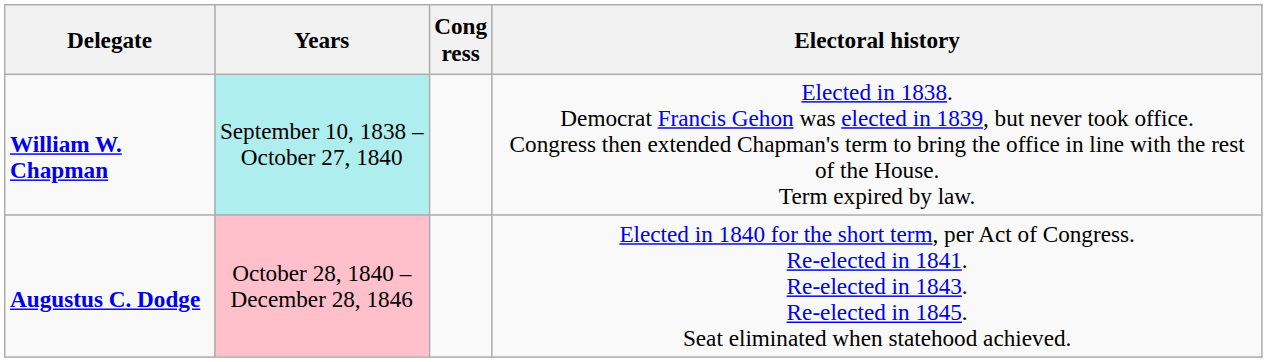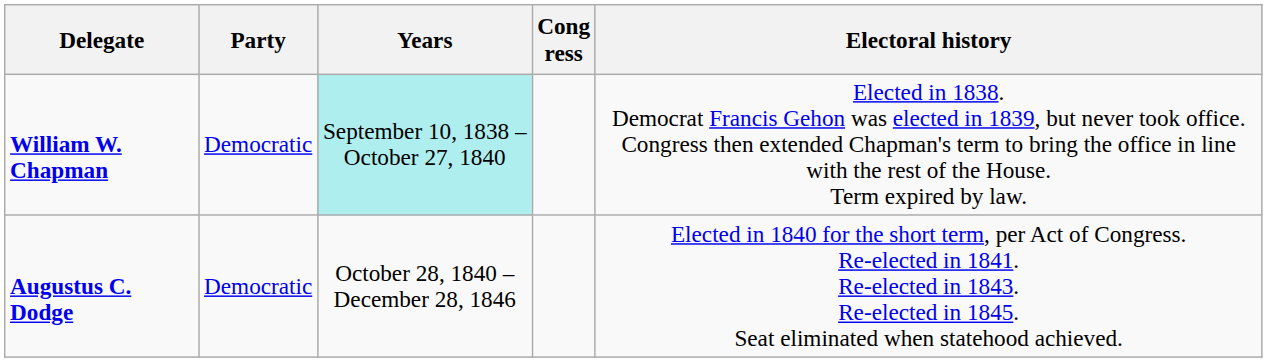+ column: (258, 39)
(322, 285) pink background -> (425, 285) no background
